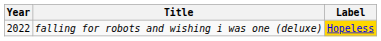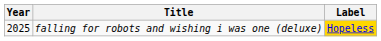(18, 28) 2022 -> (18, 28) 2025
